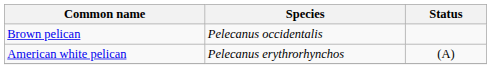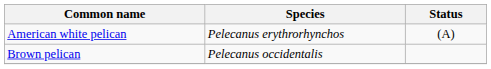rows swapped: (67, 53) <-> (44, 34)
